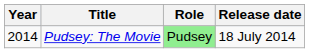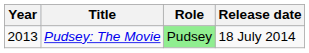(23, 36) 2014 -> (23, 36) 2013
